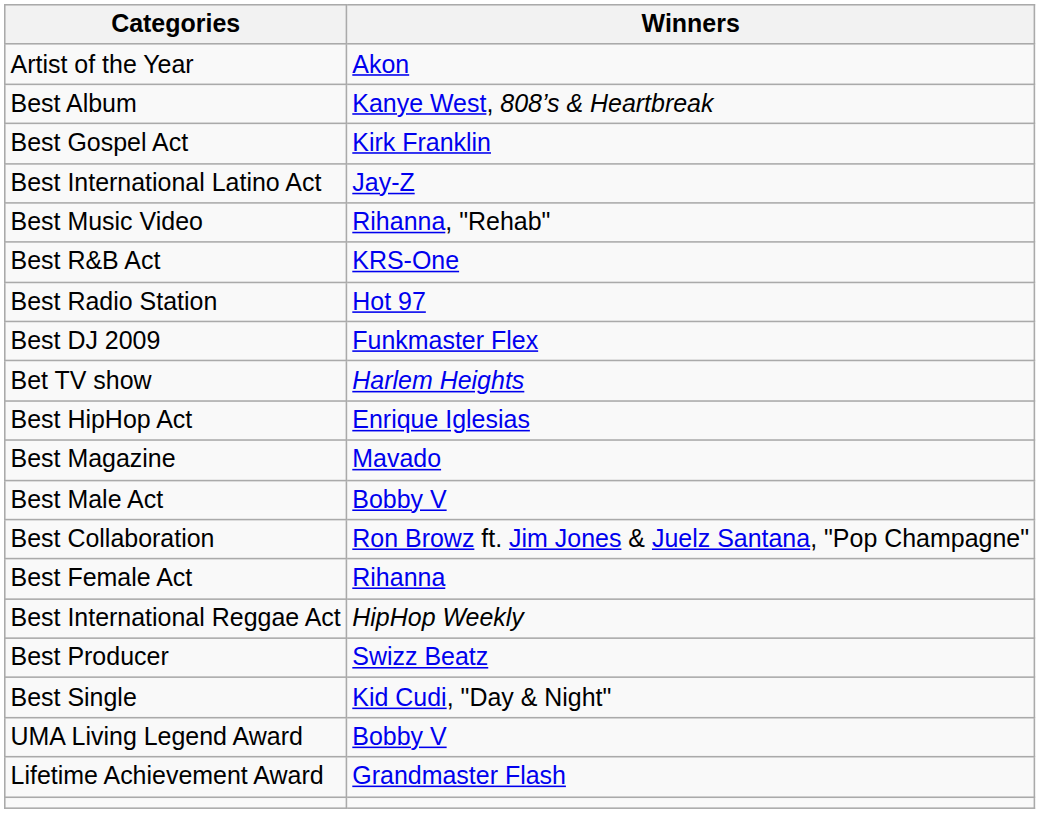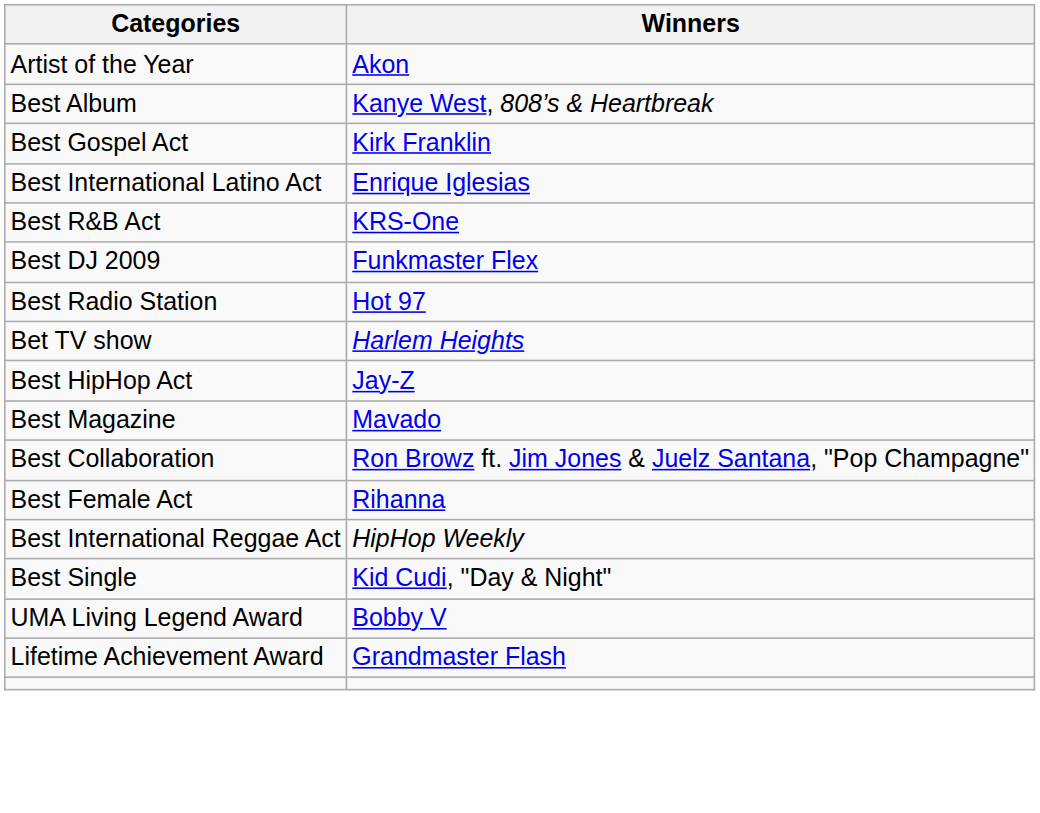(383, 182) Jay-Z -> (441, 182) Enrique Iglesias
- row: (107, 222)
rows swapped: (85, 340) <-> (114, 301)
(441, 420) Enrique Iglesias -> (383, 380) Jay-Z
- row: (87, 499)
- row: (90, 657)
